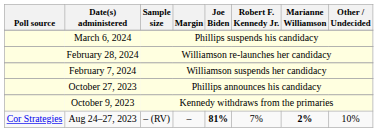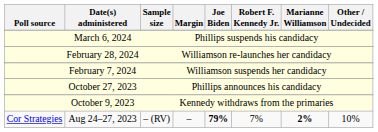(218, 119) 81% -> (218, 119) 79%
